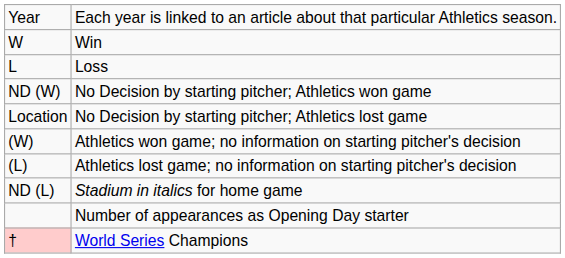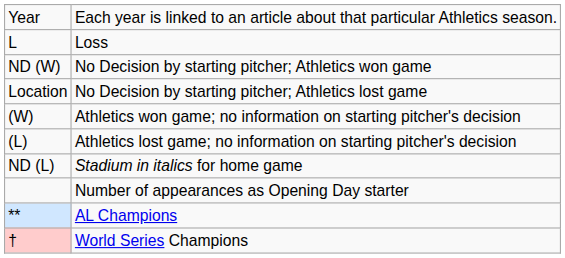- row: (88, 42)
+ row: (126, 216)
